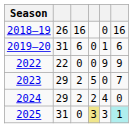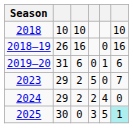+ row: (29, 30)
- row: (29, 64)
(62, 115) 31 -> (62, 115) 30
(94, 115) khaki background -> (94, 115) no background
(105, 115) 3 -> (105, 115) 5
